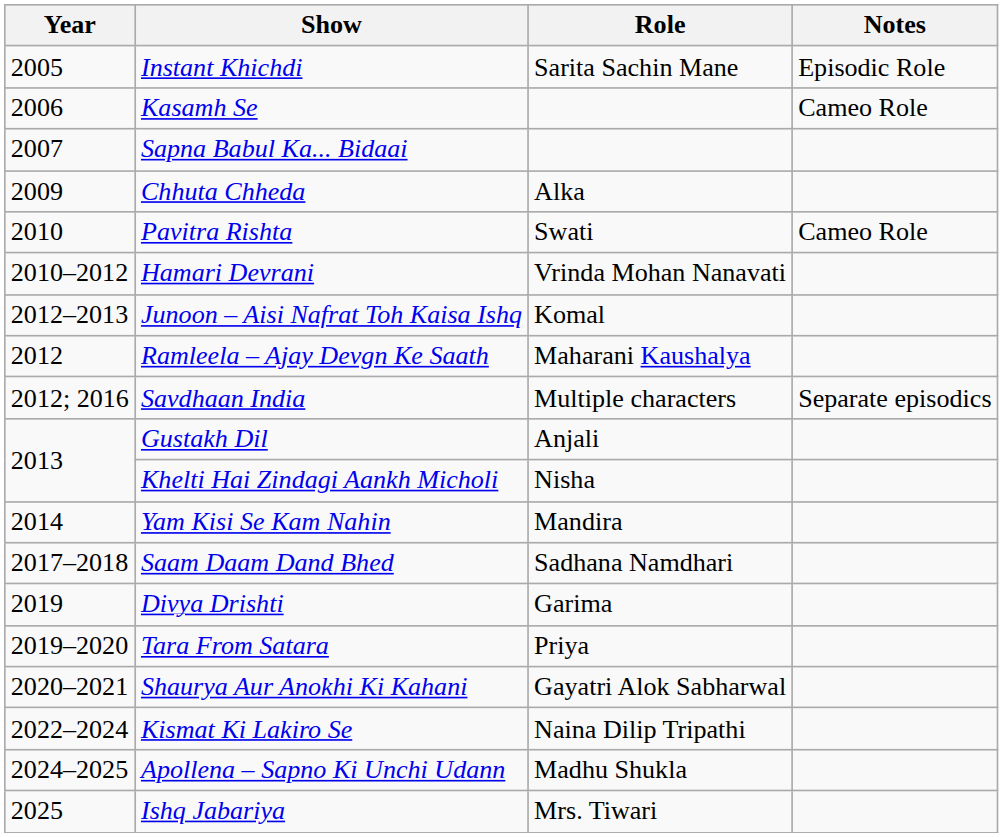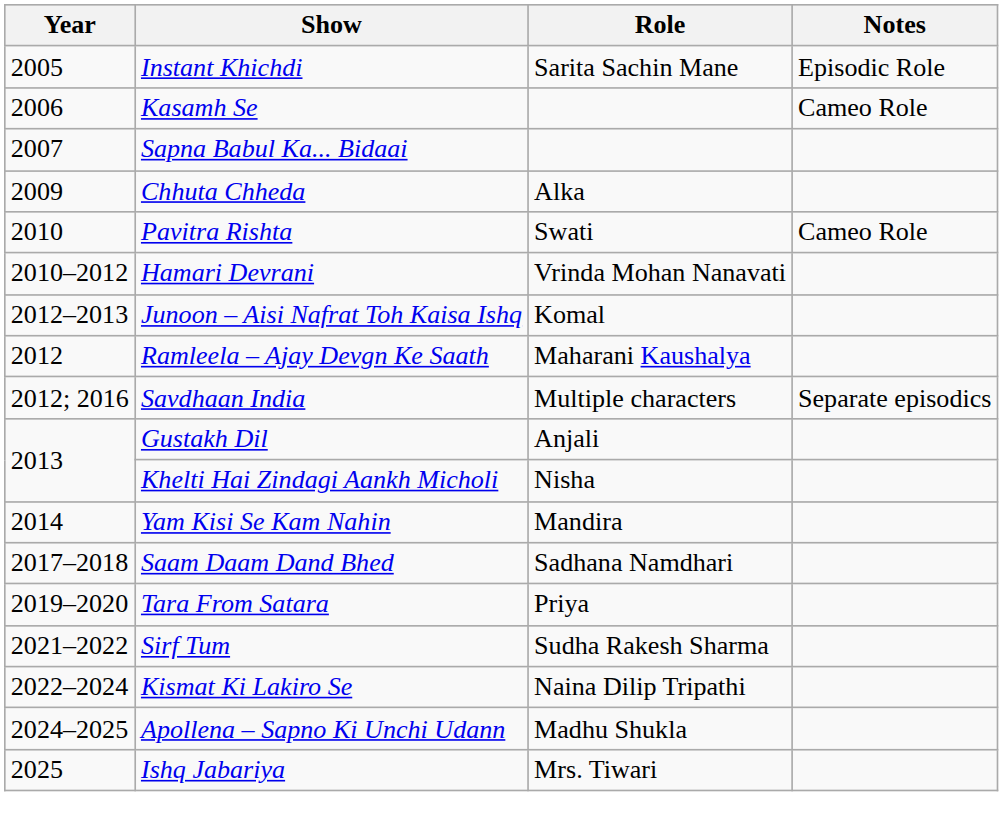- row: (212, 604)
- row: (304, 686)
+ row: (186, 645)
